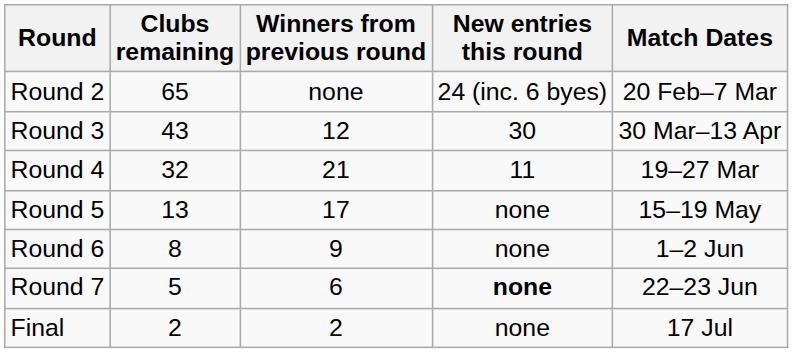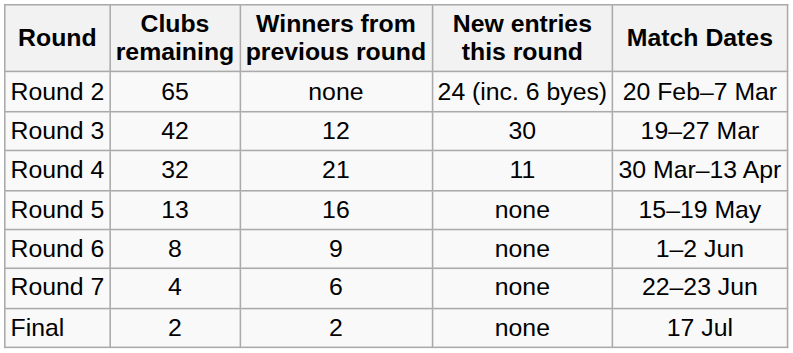(175, 130) 43 -> (175, 130) 42
(700, 130) 30 Mar–13 Apr -> (700, 130) 19–27 Mar
(700, 170) 19–27 Mar -> (700, 170) 30 Mar–13 Apr
(336, 209) 17 -> (336, 209) 16
(175, 288) 5 -> (175, 288) 4
(522, 288) bold -> (522, 288) normal
